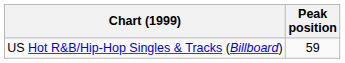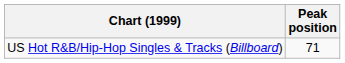(313, 48) 59 -> (313, 48) 71
